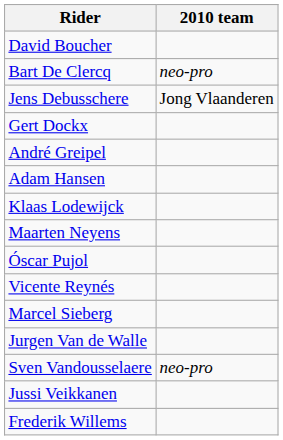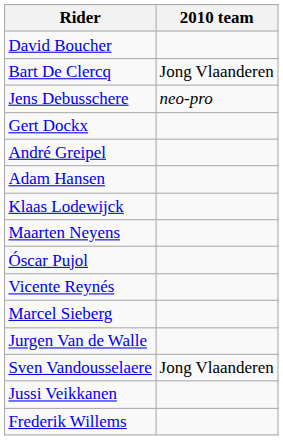(186, 71) neo-pro -> (217, 71) Jong Vlaanderen
(217, 98) Jong Vlaanderen -> (186, 98) neo-pro
(186, 367) neo-pro -> (217, 367) Jong Vlaanderen
